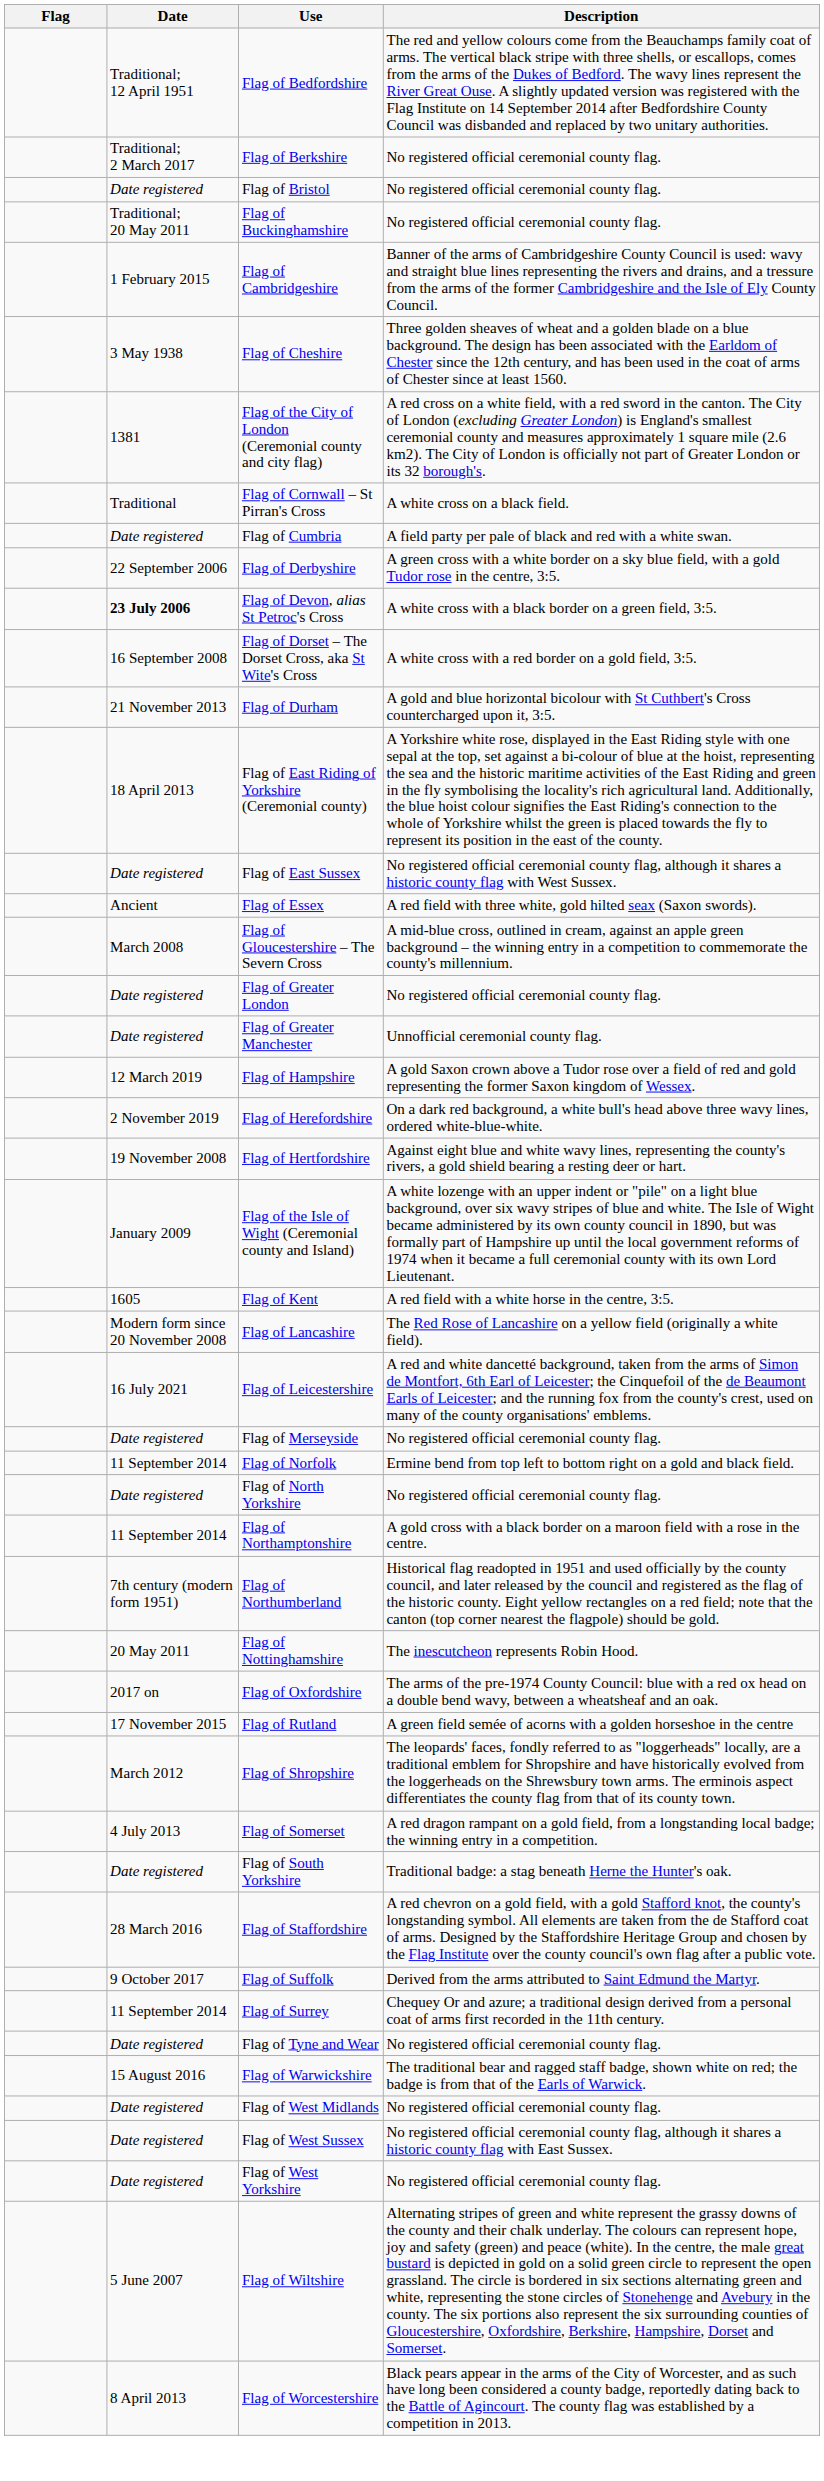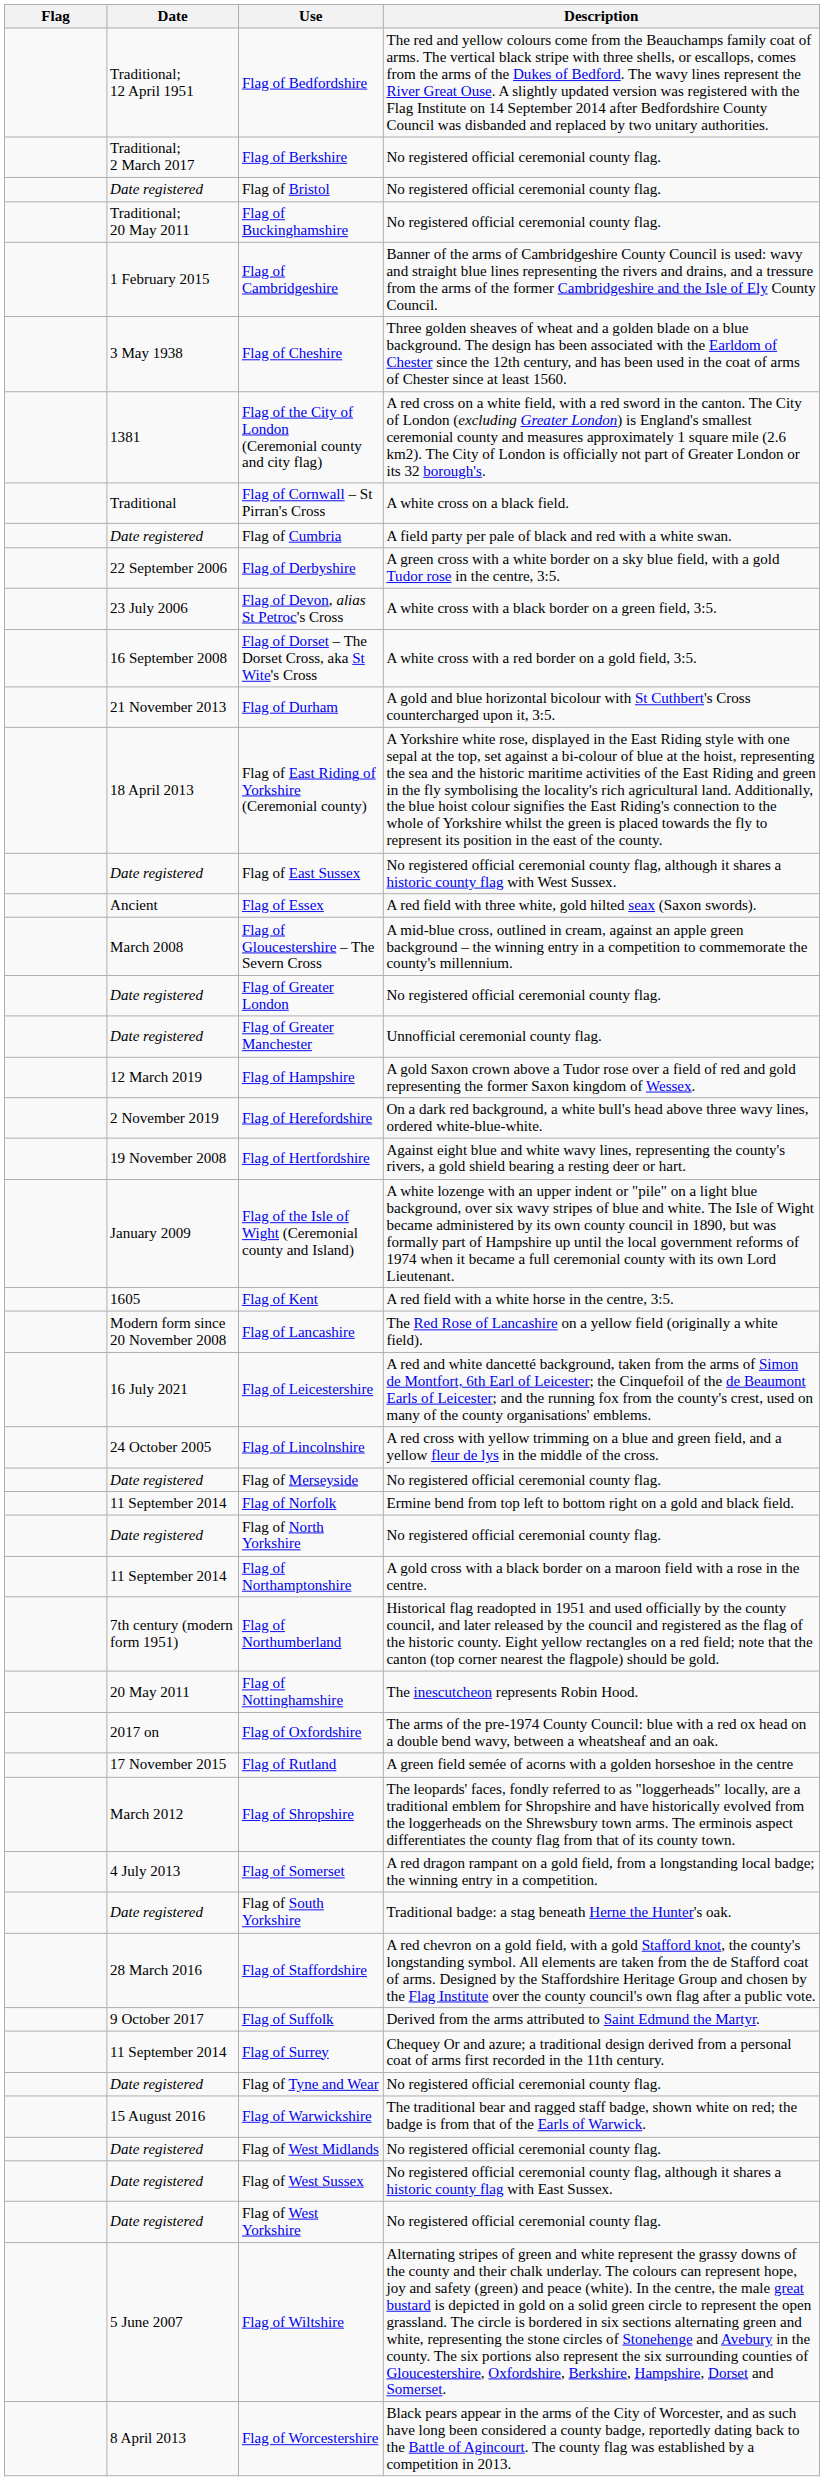(150, 608) bold -> (149, 608) normal
+ row: (303, 1447)
